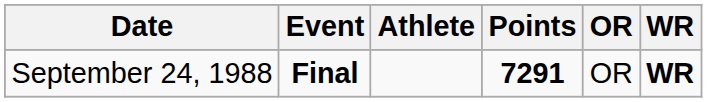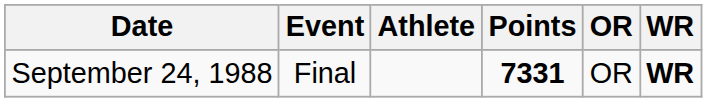(325, 73) bold -> (325, 73) normal
(532, 73) 7291 -> (532, 73) 7331
